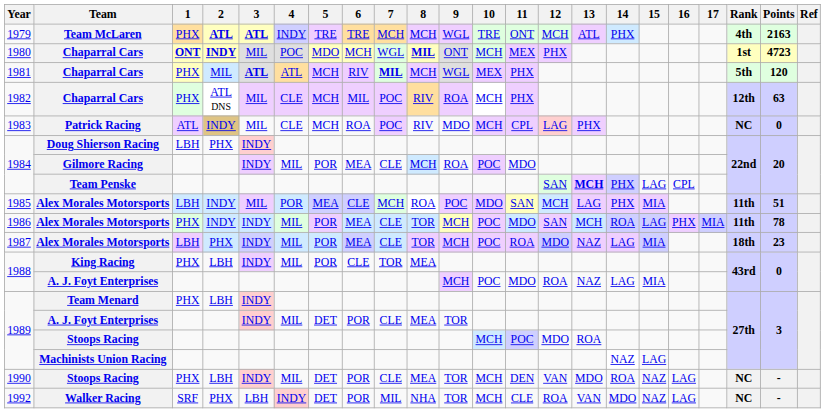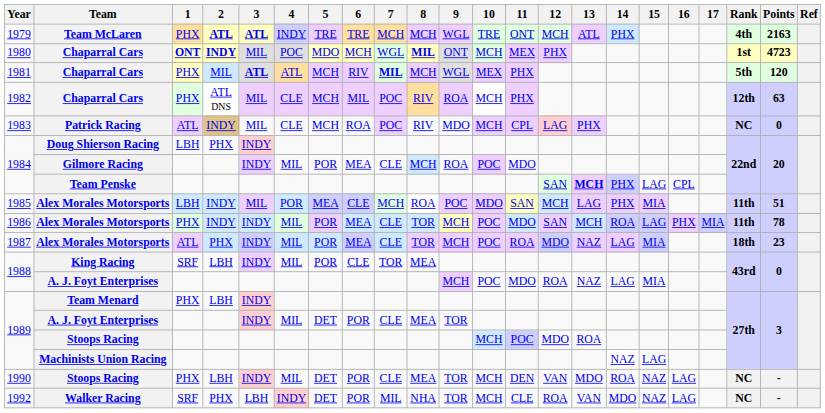(188, 242) LBH -> (188, 242) ATL
(188, 262) PHX -> (188, 262) SRF
